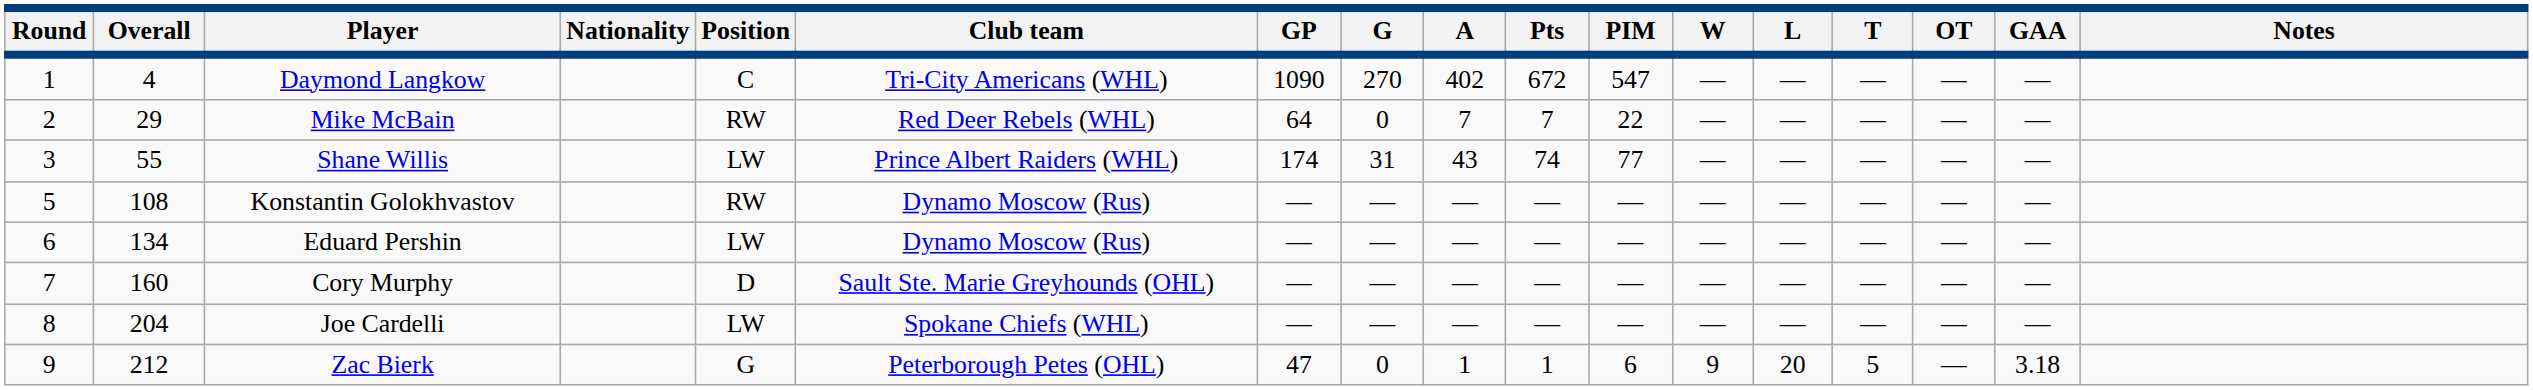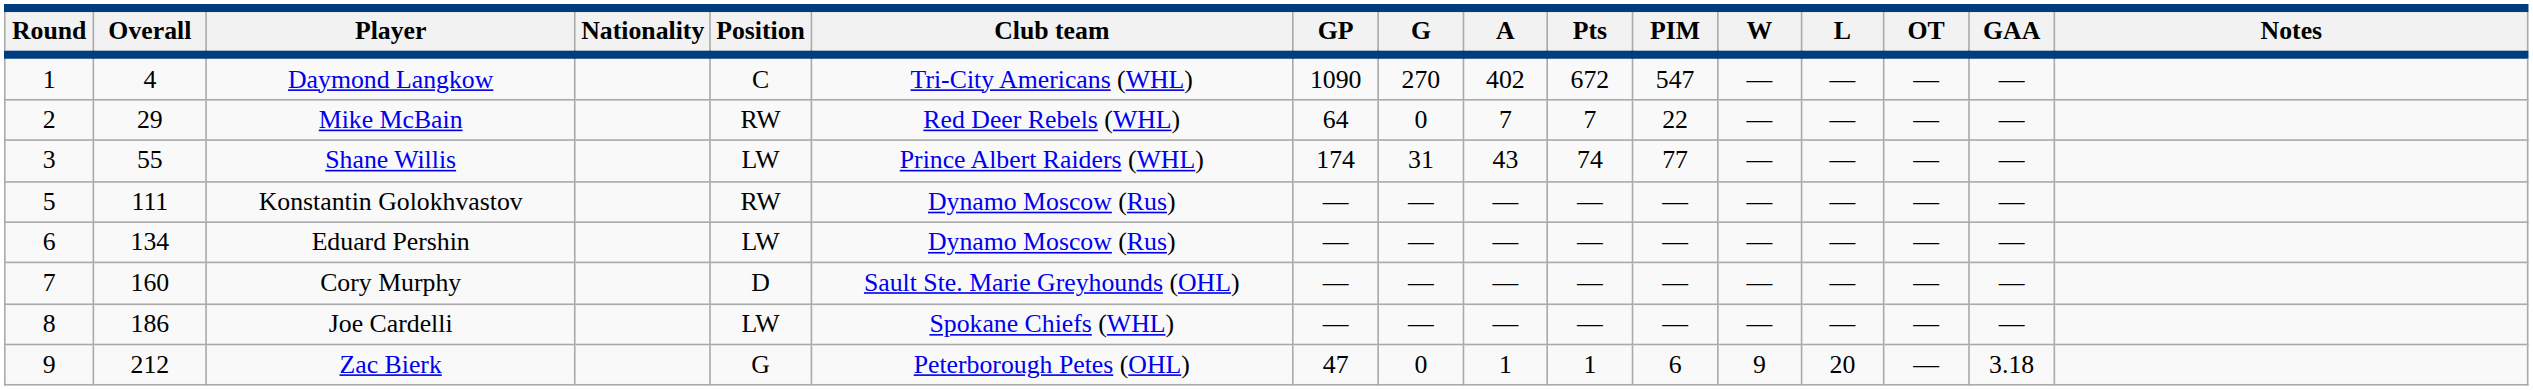- column: (1873, 31)
(149, 201) 108 -> (150, 201) 111
(149, 323) 204 -> (150, 323) 186
